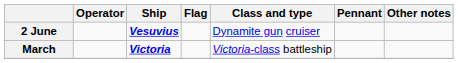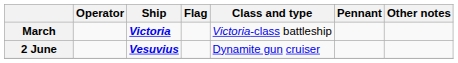rows swapped: (39, 49) <-> (39, 31)
